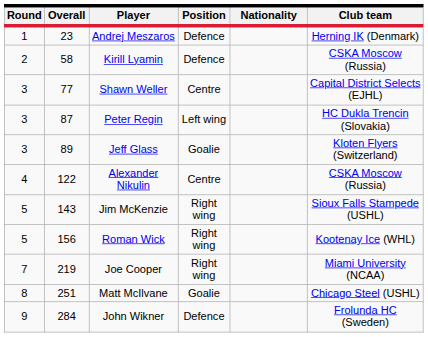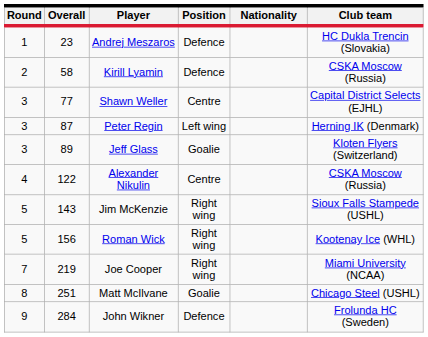(365, 36) Herning IK (Denmark) -> (365, 42) HC Dukla Trencin (Slovakia)
(365, 119) HC Dukla Trencin (Slovakia) -> (365, 126) Herning IK (Denmark)
